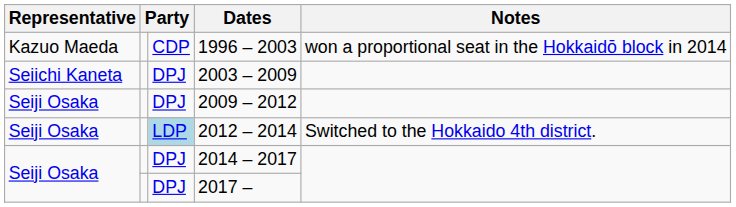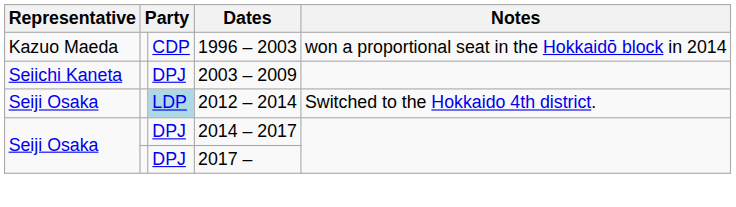- row: (247, 103)
